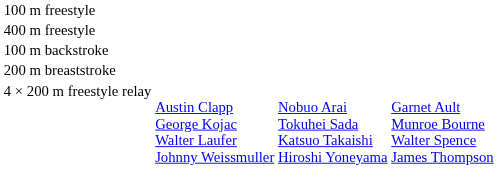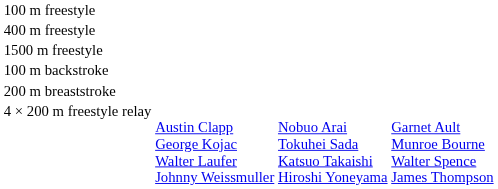+ row: (53, 50)
